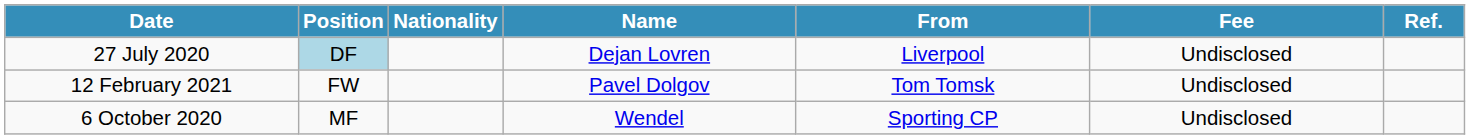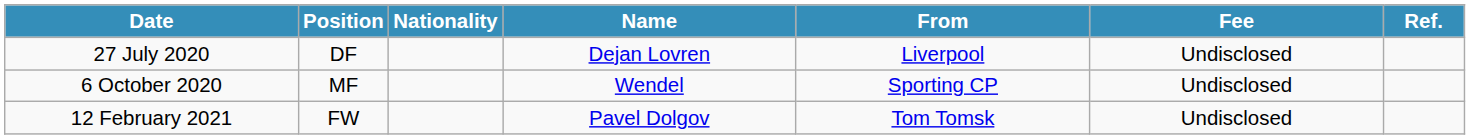(343, 54) lightblue background -> (343, 54) no background
rows swapped: (151, 118) <-> (151, 86)
